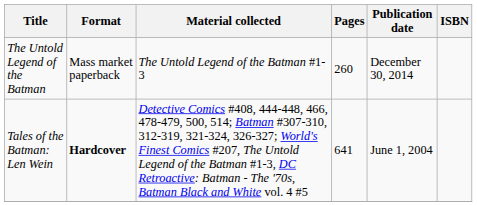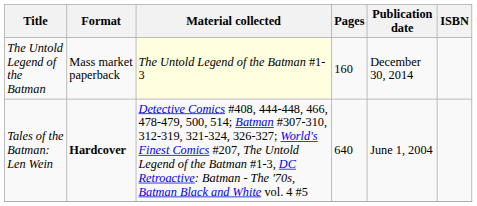(232, 68) no background -> (232, 68) lightyellow background
(344, 68) 260 -> (344, 68) 160
(344, 150) 641 -> (344, 150) 640
